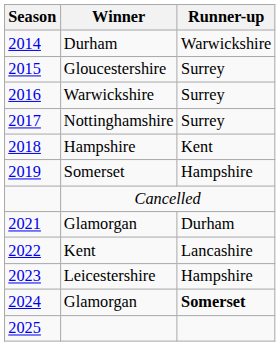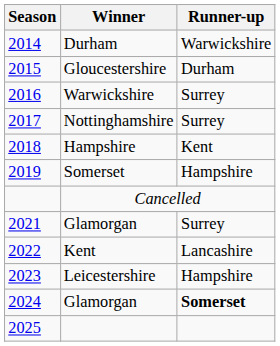(203, 69) Surrey -> (208, 69) Durham
(208, 224) Durham -> (203, 224) Surrey
